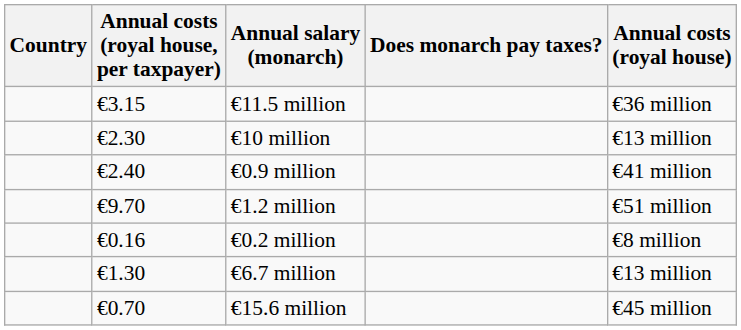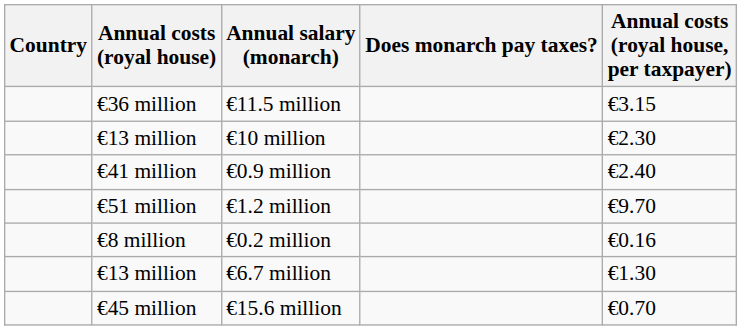columns swapped: (672, 45) <-> (159, 45)
